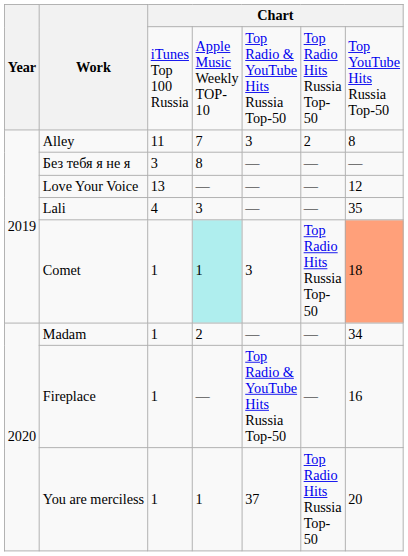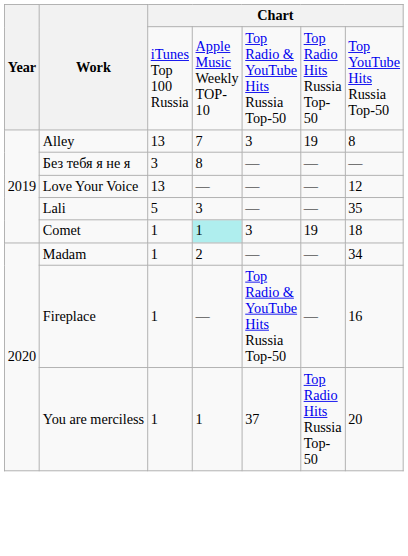(158, 141) 11 -> (158, 141) 13
(307, 141) 2 -> (311, 141) 19
(154, 208) 4 -> (154, 208) 5
(323, 271) Top Radio Hits Russia Top-50 -> (311, 231) 19
(355, 271) lightsalmon background -> (355, 231) no background
